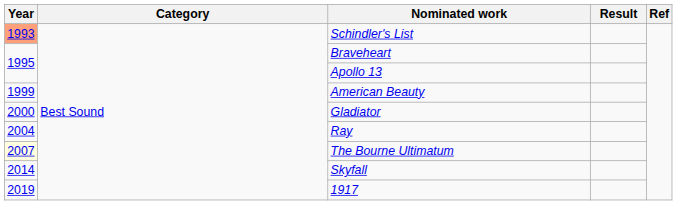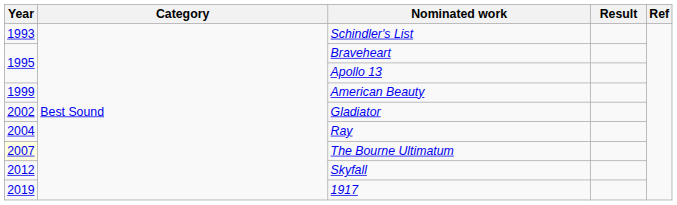(21, 33) lightsalmon background -> (21, 33) no background
(21, 111) 2000 -> (21, 111) 2002
(21, 170) 2014 -> (21, 170) 2012
